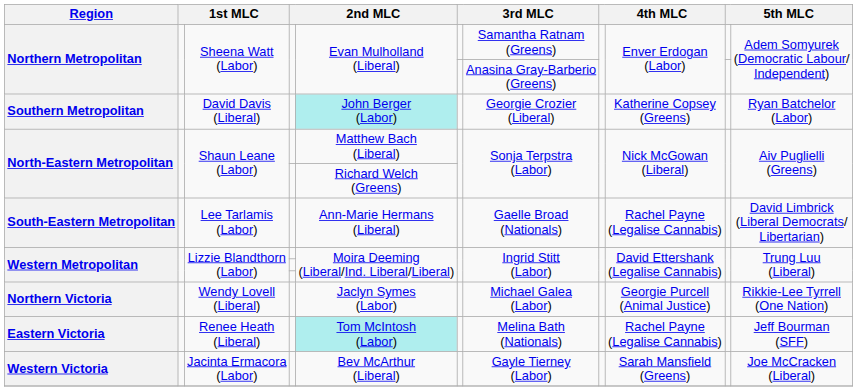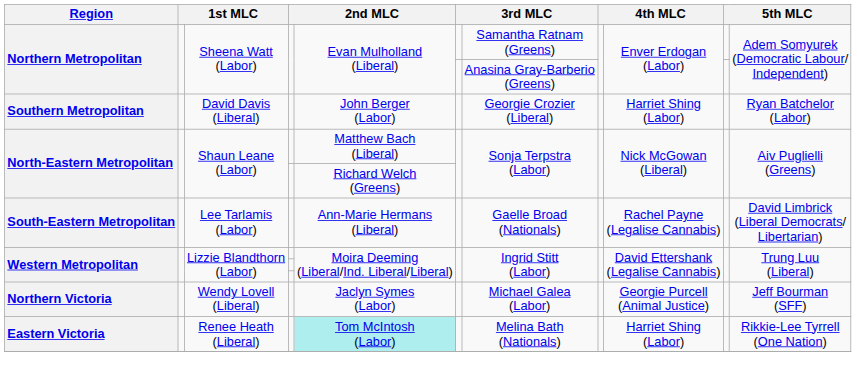(376, 111) paleturquoise background -> (375, 111) no background
(665, 111) Katherine Copsey (Greens) -> (664, 111) Harriet Shing (Labor)
(792, 299) Rikkie-Lee Tyrrell (One Nation) -> (790, 299) Jeff Bourman (SFF)
(665, 334) Rachel Payne (Legalise Cannabis) -> (664, 334) Harriet Shing (Labor)
(792, 334) Jeff Bourman (SFF) -> (790, 334) Rikkie-Lee Tyrrell (One Nation)
- row: (58, 368)
